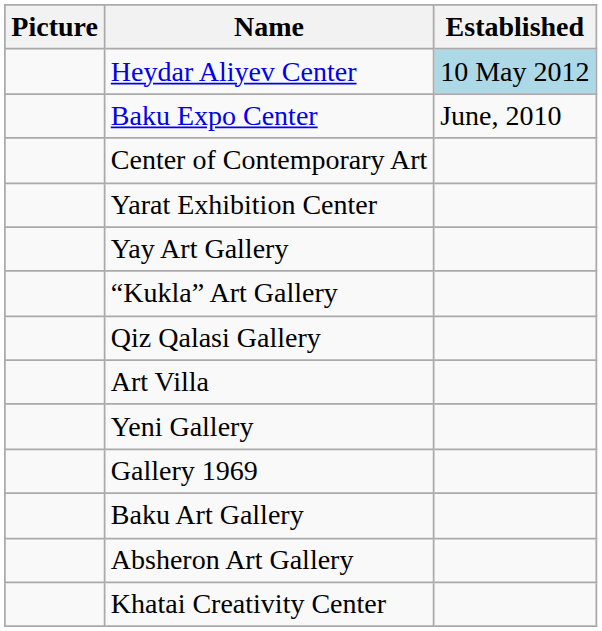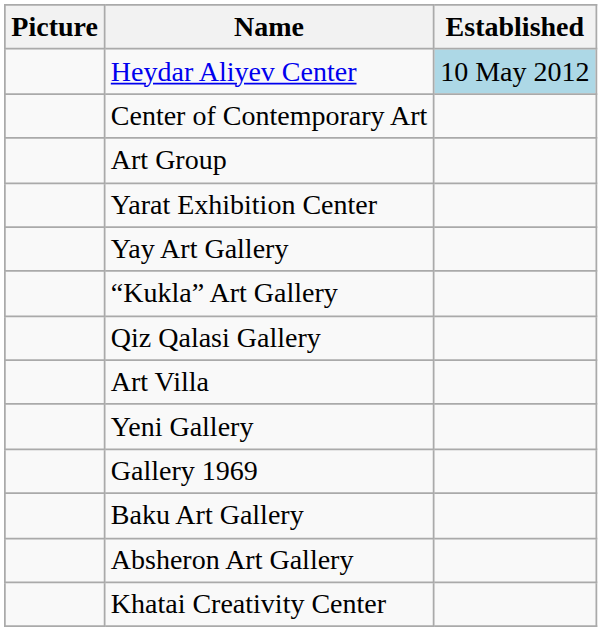- row: (214, 115)
+ row: (169, 159)
